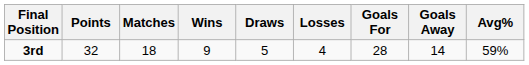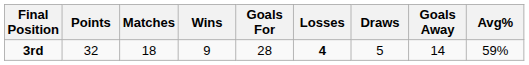columns swapped: (265, 22) <-> (380, 22)
(322, 50) normal -> (322, 50) bold
